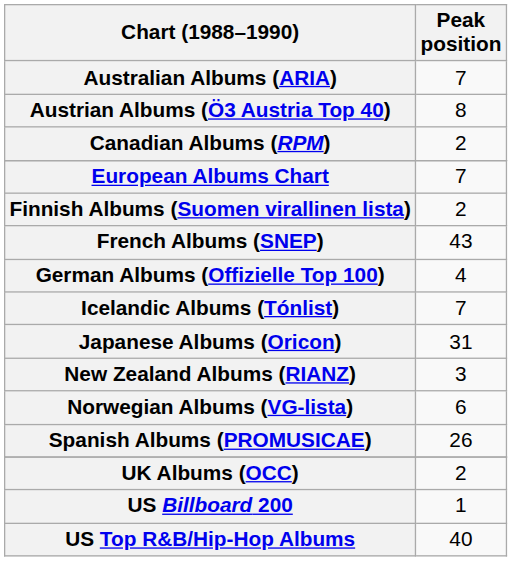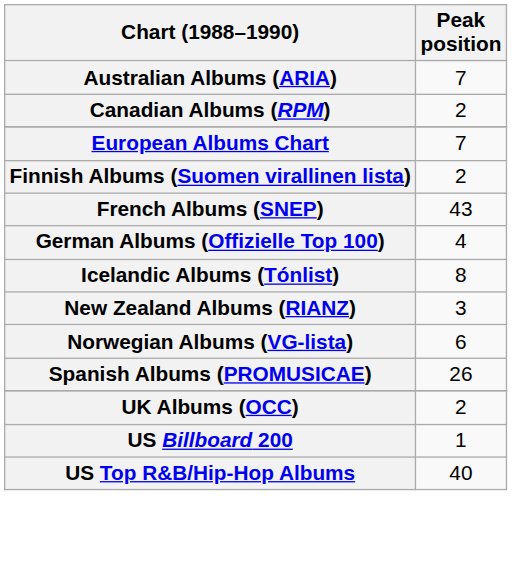- row: (210, 110)
(461, 308) 7 -> (461, 275) 8
- row: (210, 341)
